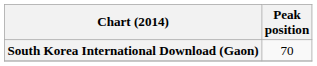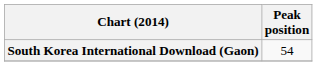(287, 50) 70 -> (287, 50) 54
